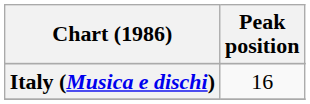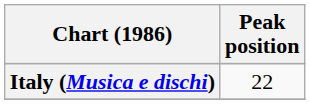(262, 81) 16 -> (262, 81) 22
